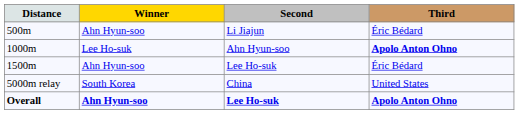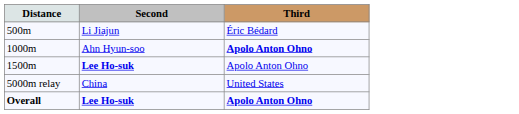- column: (152, 13)
(252, 65) normal -> (108, 65) bold
(397, 65) Éric Bédard -> (267, 65) Apolo Anton Ohno
